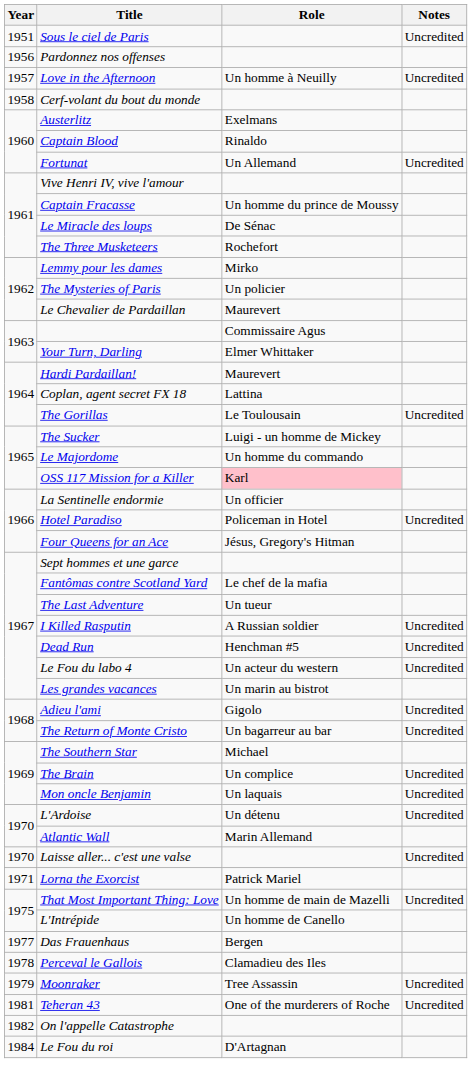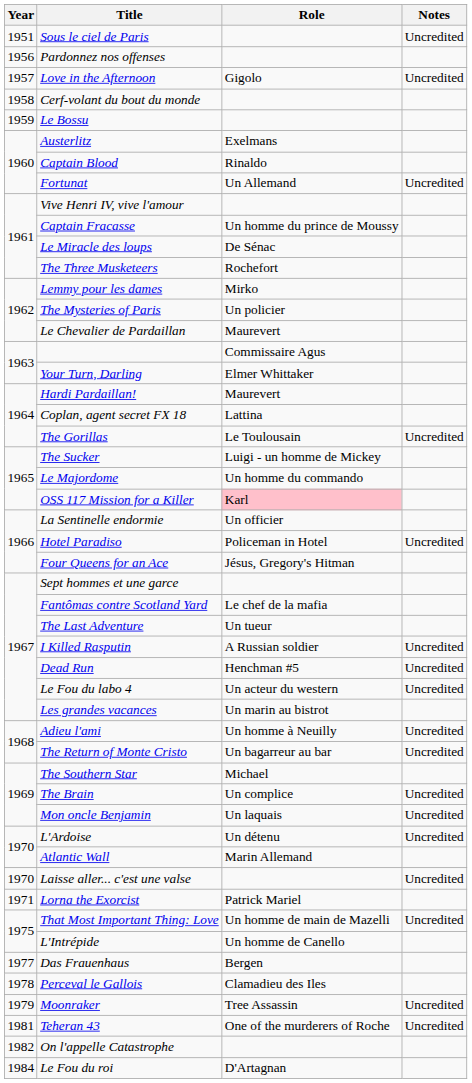(281, 78) Un homme à Neuilly -> (243, 78) Gigolo
+ row: (64, 120)
(243, 710) Gigolo -> (281, 731) Un homme à Neuilly
